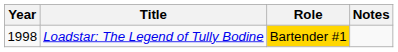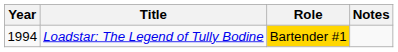(22, 36) 1998 -> (22, 36) 1994
